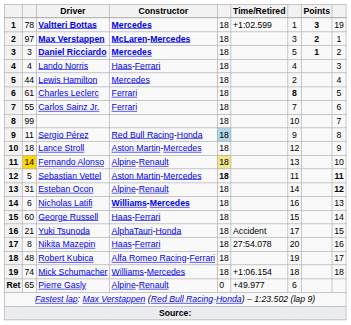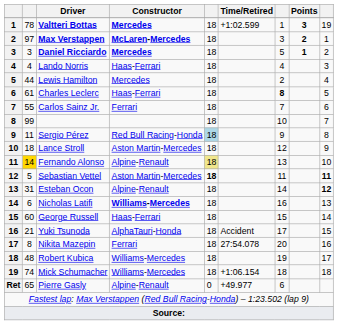(124, 93) Ferrari -> (136, 93) Haas-Ferrari
(136, 244) Haas-Ferrari -> (124, 244) Ferrari
(163, 258) Alfa Romeo Racing-Ferrari -> (148, 258) Williams-Mercedes
